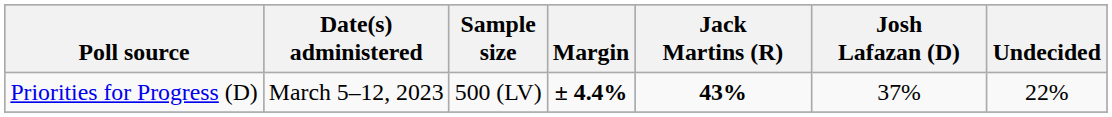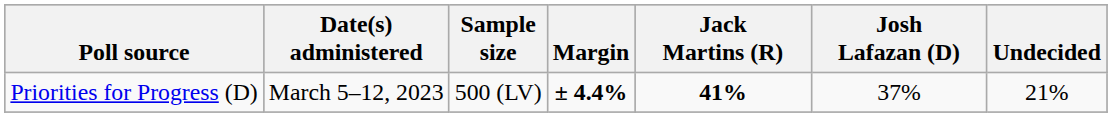(723, 91) 43% -> (723, 91) 41%
(1047, 91) 22% -> (1047, 91) 21%
